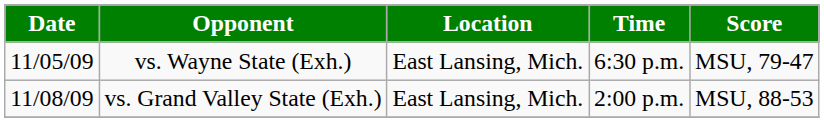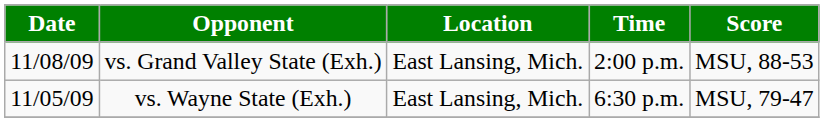rows swapped: (243, 60) <-> (243, 98)
